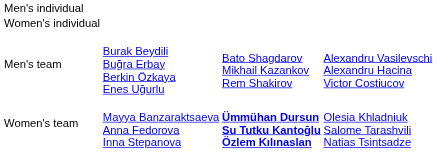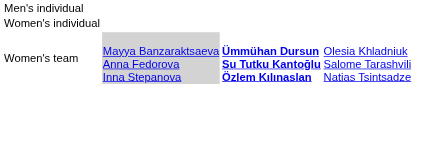- row: (33, 64)
(161, 130) no background -> (161, 64) lightgrey background
